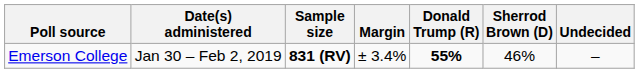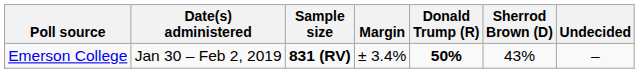(446, 56) 55% -> (446, 56) 50%
(519, 56) 46% -> (519, 56) 43%
